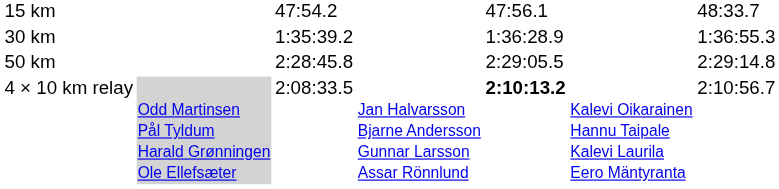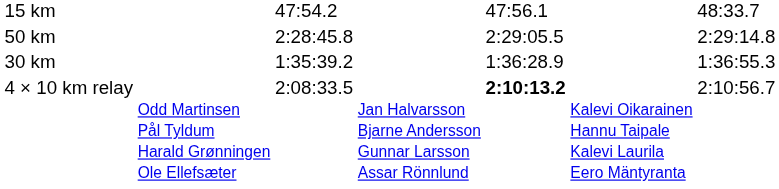rows swapped: (30, 36) <-> (30, 62)
(204, 141) lightgrey background -> (204, 141) no background
